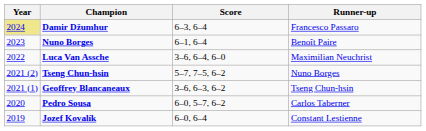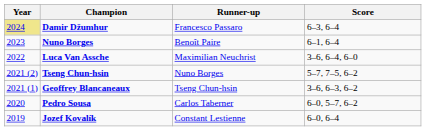columns swapped: (355, 12) <-> (231, 12)
